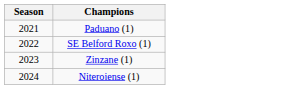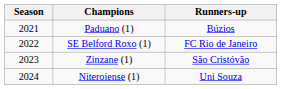+ column: (221, 12)
